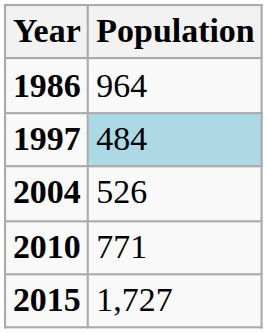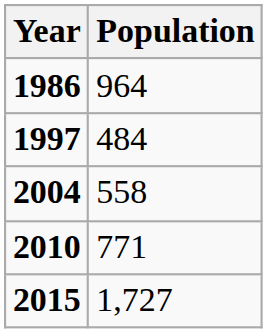(122, 138) lightblue background -> (122, 138) no background
(122, 192) 526 -> (122, 192) 558
